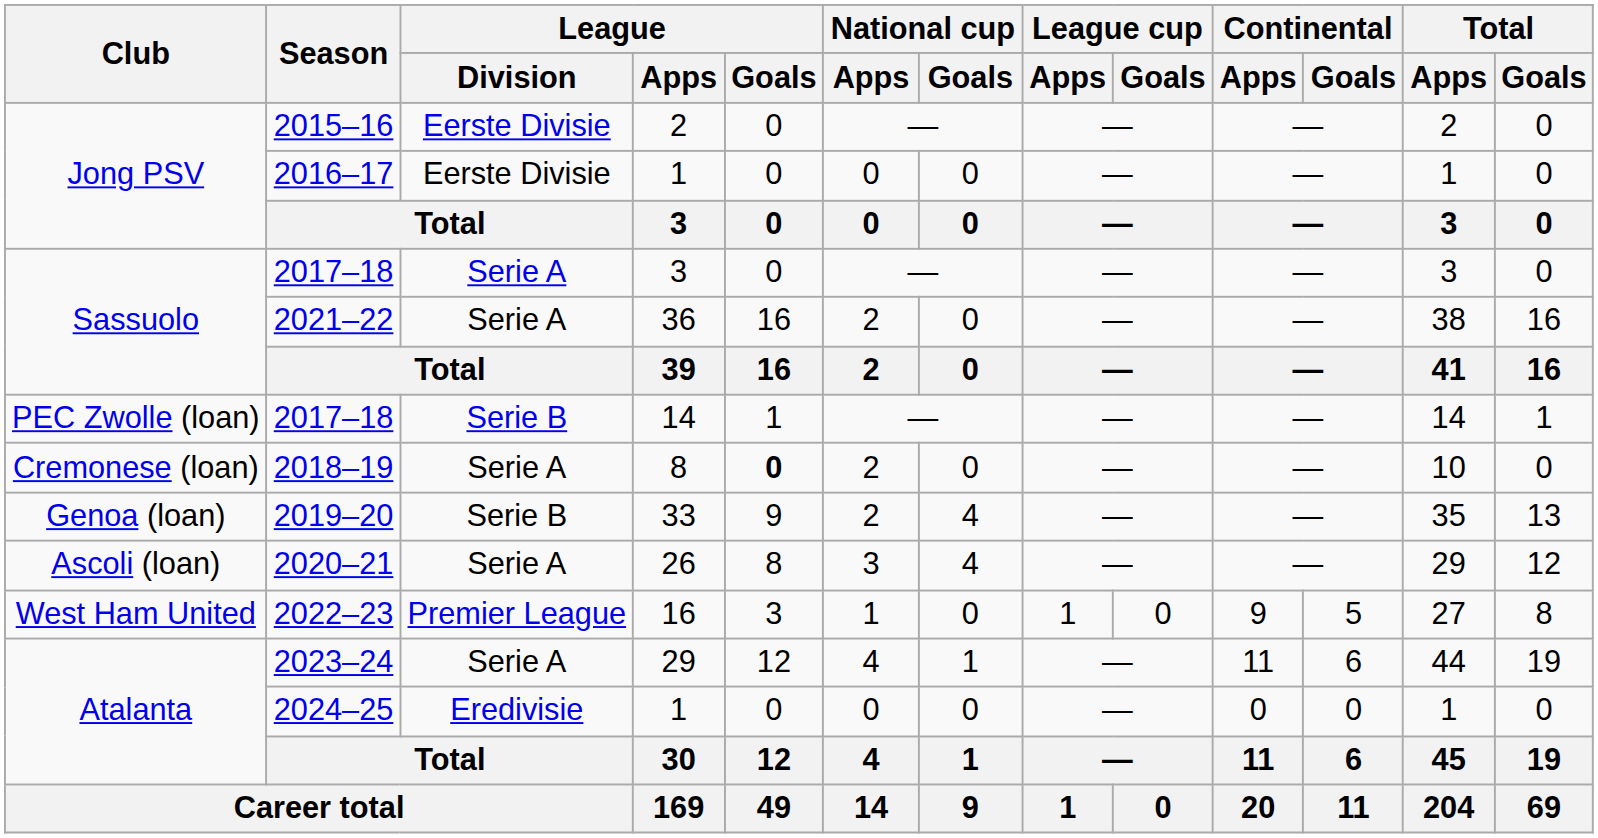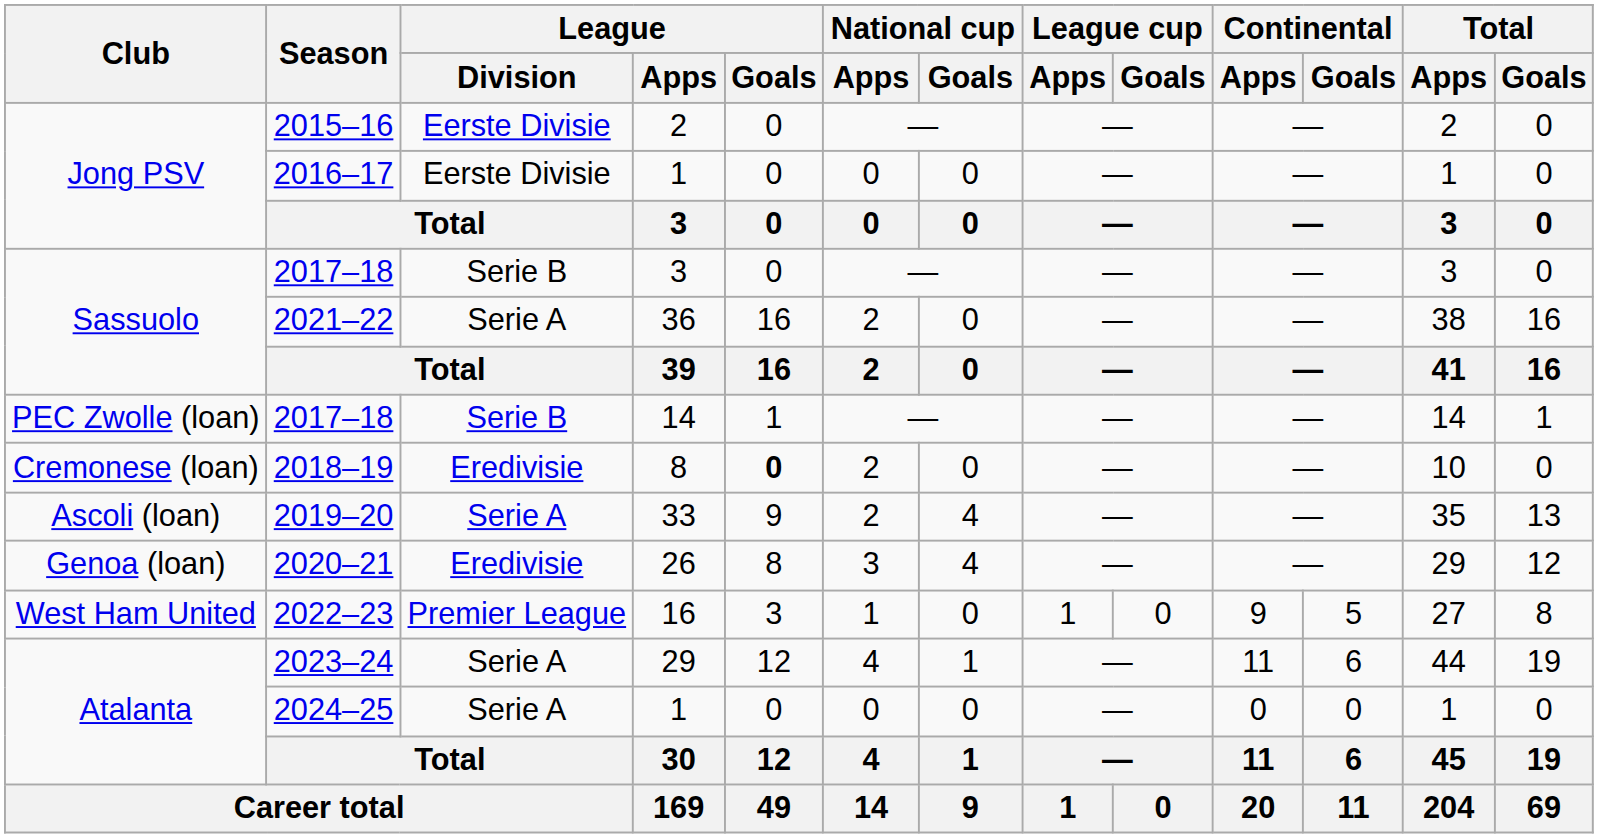(517, 272) Serie A -> (517, 272) Serie B
(517, 467) Serie A -> (517, 467) Eredivisie
(136, 516) Genoa (loan) -> (136, 516) Ascoli (loan)
(517, 516) Serie B -> (517, 516) Serie A
(136, 564) Ascoli (loan) -> (136, 564) Genoa (loan)
(517, 564) Serie A -> (517, 564) Eredivisie
(517, 710) Eredivisie -> (517, 710) Serie A
